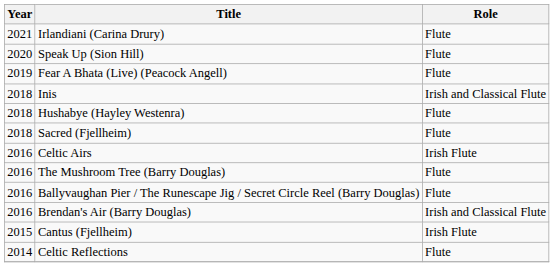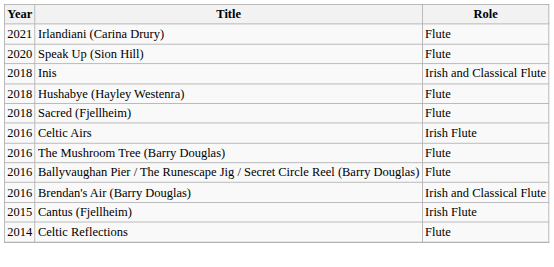- row: (132, 73)
